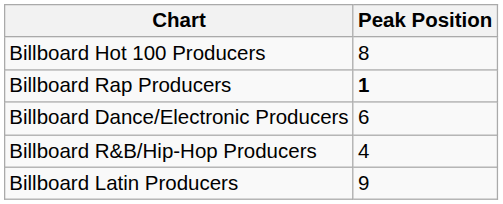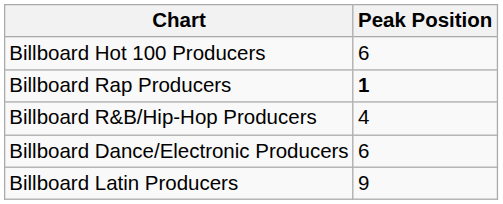(364, 53) 8 -> (364, 53) 6
rows swapped: (163, 150) <-> (179, 118)
